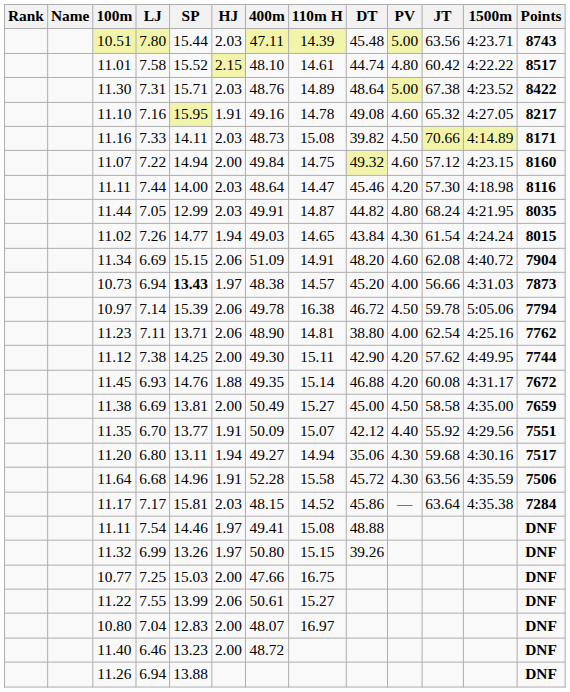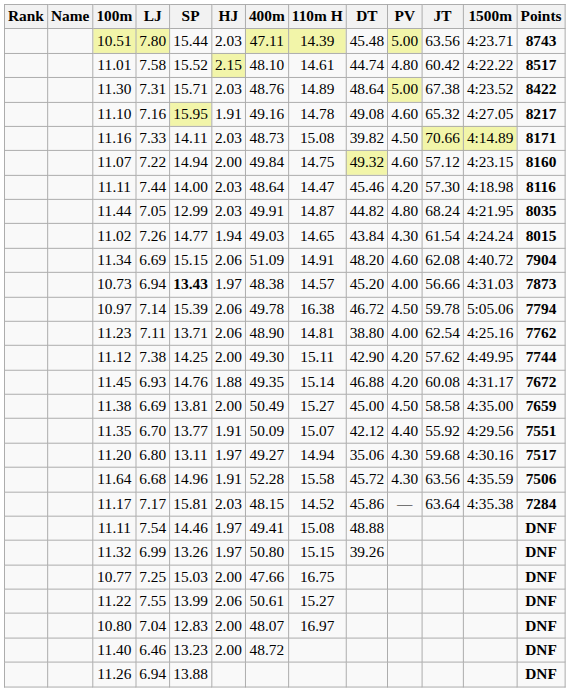(228, 455) 1.94 -> (228, 455) 1.97
